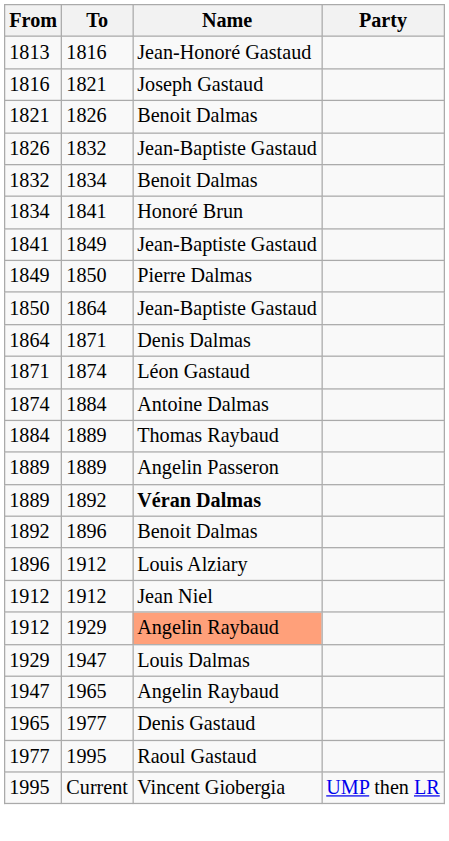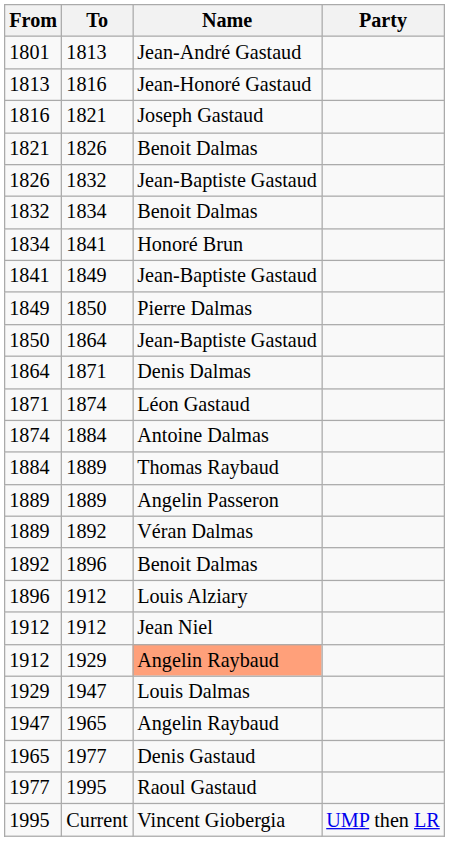+ row: (29, 52)
(199, 500) bold -> (195, 532) normal
